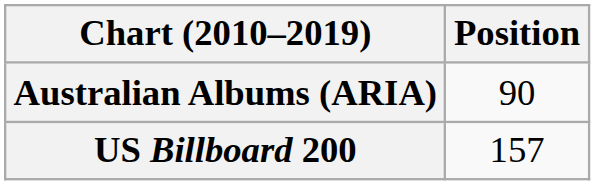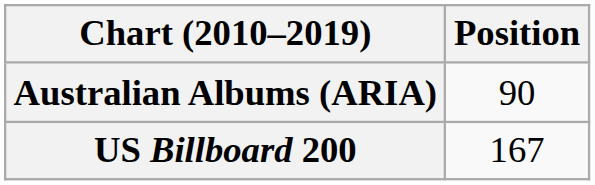(517, 149) 157 -> (517, 149) 167
